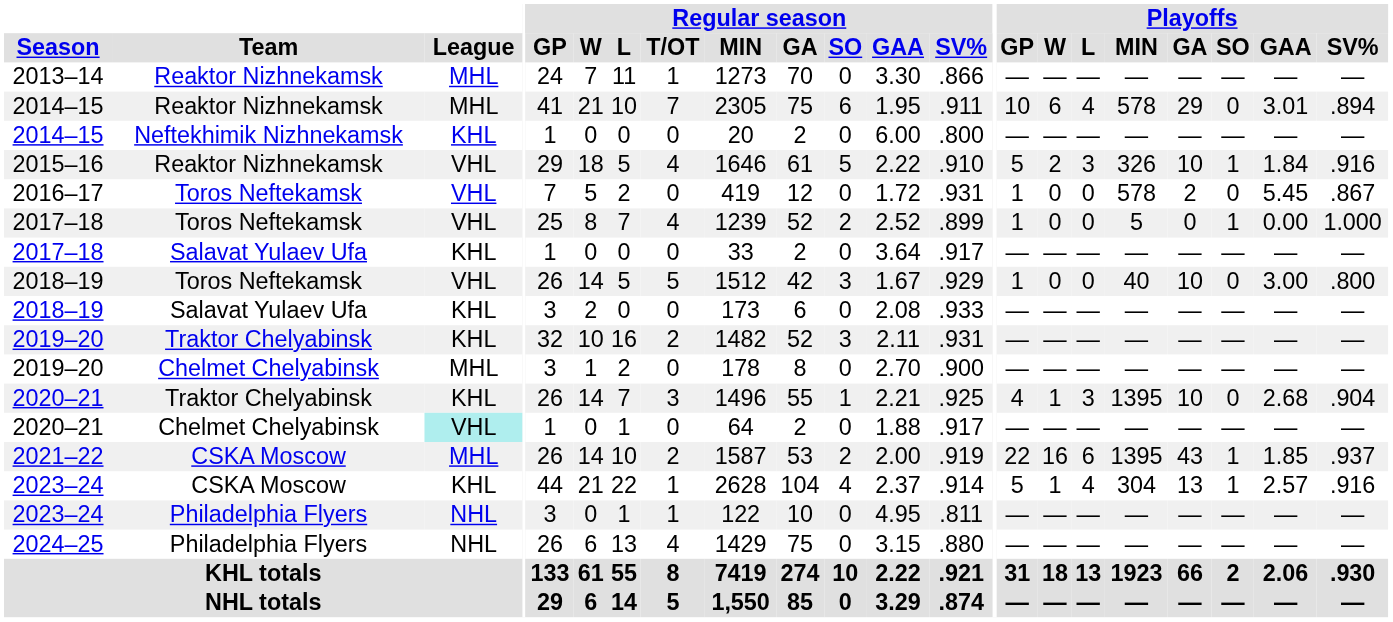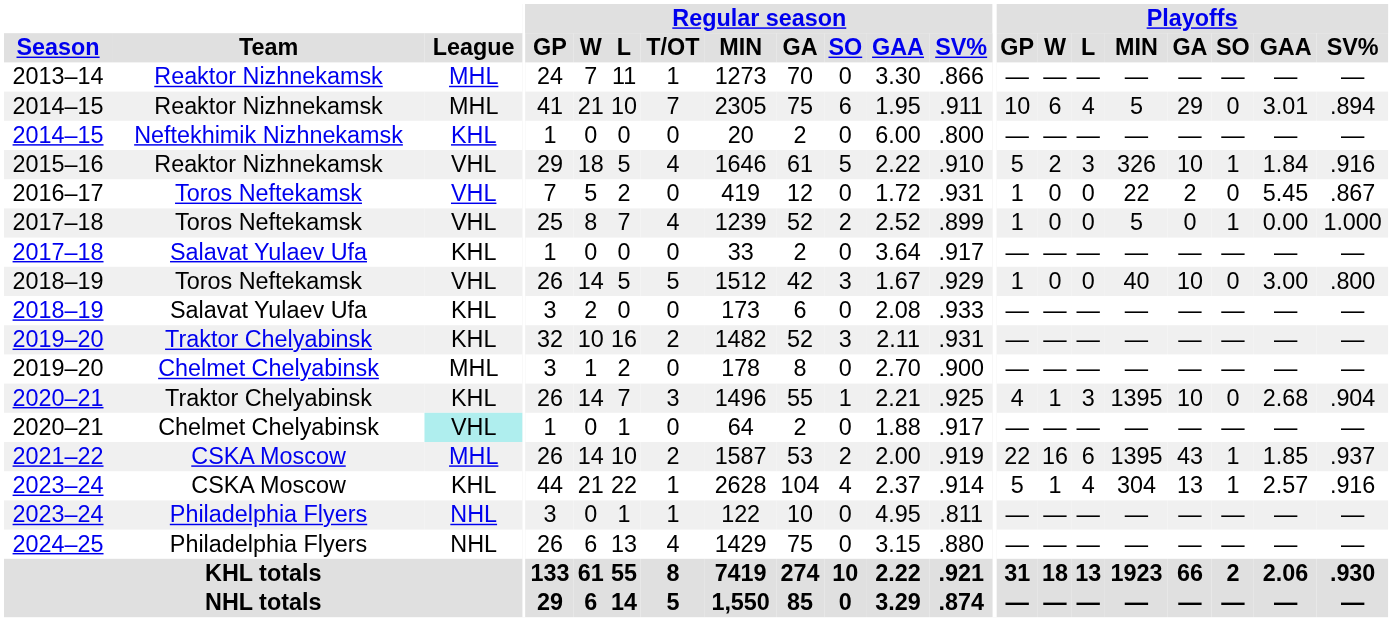(1136, 105) 578 -> (1137, 105) 5
(1136, 193) 578 -> (1136, 193) 22
